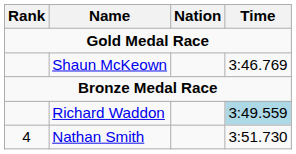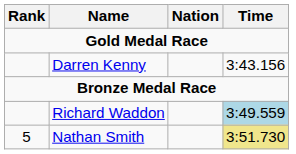+ row: (99, 64)
- row: (110, 64)
(27, 137) 4 -> (27, 137) 5
(258, 137) no background -> (256, 137) khaki background
